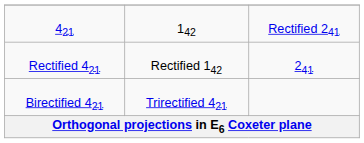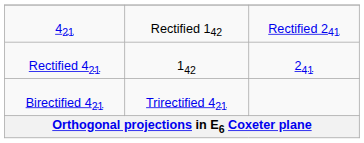(186, 31) 142 -> (186, 31) Rectified 142
(186, 67) Rectified 142 -> (186, 67) 142
